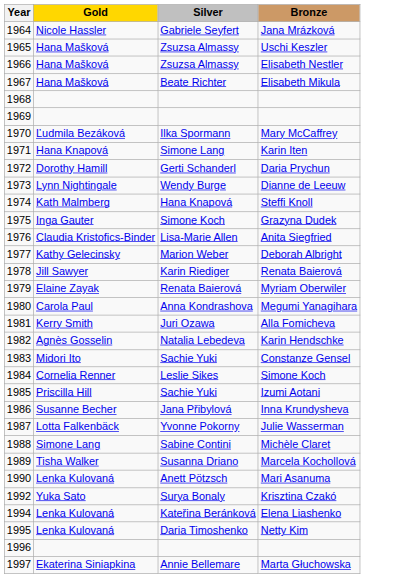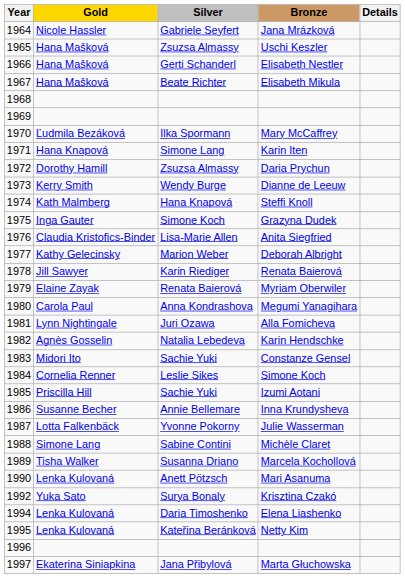+ column: (380, 13)
(200, 64) Zsuzsa Almassy -> (198, 64) Gerti Schanderl
(198, 168) Gerti Schanderl -> (200, 168) Zsuzsa Almassy
(76, 185) Lynn Nightingale -> (64, 185) Kerry Smith
(64, 323) Kerry Smith -> (76, 323) Lynn Nightingale
(196, 409) Jana Přibylová -> (200, 409) Annie Bellemare
(208, 513) Kateřina Beránková -> (204, 513) Daria Timoshenko
(204, 530) Daria Timoshenko -> (208, 530) Kateřina Beránková
(200, 565) Annie Bellemare -> (196, 565) Jana Přibylová
